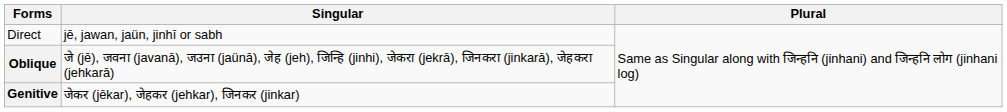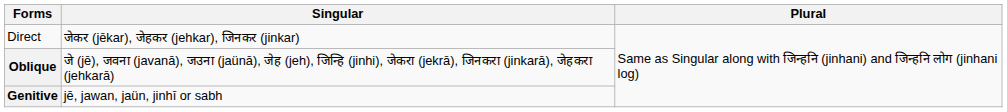(143, 34) jē, jawan, jaün, jinhī or sabh -> (182, 37) जेकर (jēkar), जेहकर (jehkar), जिनकर (jinkar)
(182, 95) जेकर (jēkar), जेहकर (jehkar), जिनकर (jinkar) -> (143, 96) jē, jawan, jaün, jinhī or sabh
